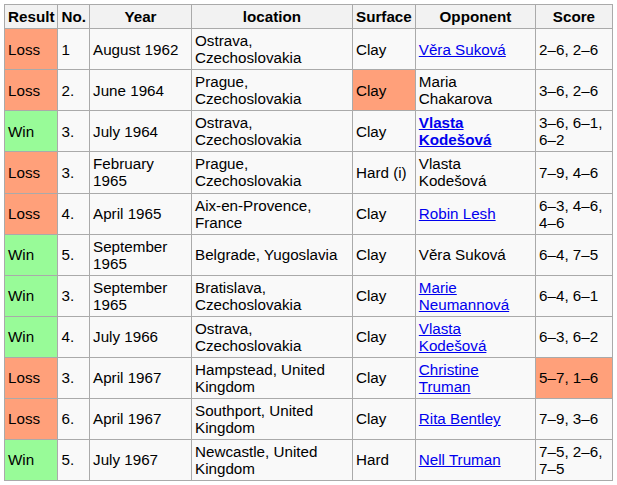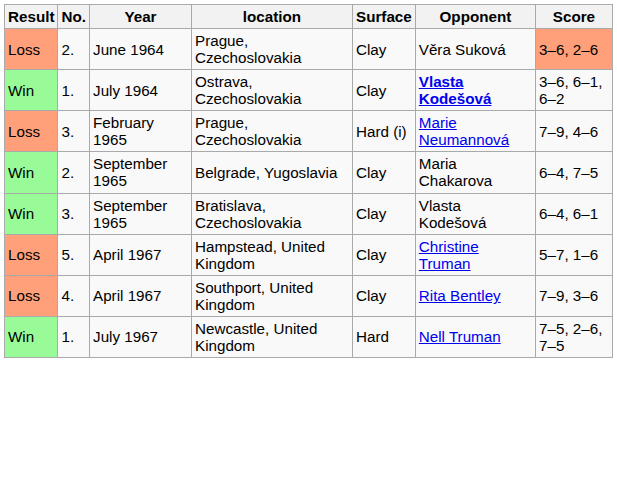- row: (136, 49)
(371, 90) lightsalmon background -> (371, 49) no background
(456, 90) Maria Chakarova -> (462, 49) Věra Suková
(569, 90) no background -> (569, 49) lightsalmon background
(68, 131) 3. -> (68, 90) 1.
(453, 172) Vlasta Kodešová -> (464, 131) Marie Neumannová
- row: (127, 214)
(68, 255) 5. -> (68, 172) 2.
(462, 255) Věra Suková -> (456, 172) Maria Chakarova
(464, 296) Marie Neumannová -> (453, 214) Vlasta Kodešová
- row: (126, 337)
(68, 378) 3. -> (68, 255) 5.
(569, 378) lightsalmon background -> (569, 255) no background
(68, 419) 6. -> (68, 296) 4.
(68, 460) 5. -> (68, 337) 1.
